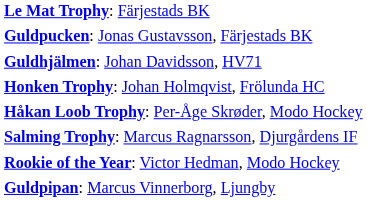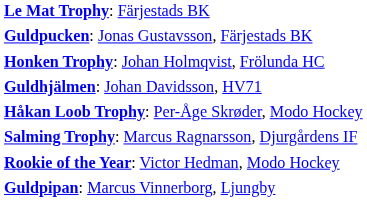rows swapped: (133, 61) <-> (164, 86)
